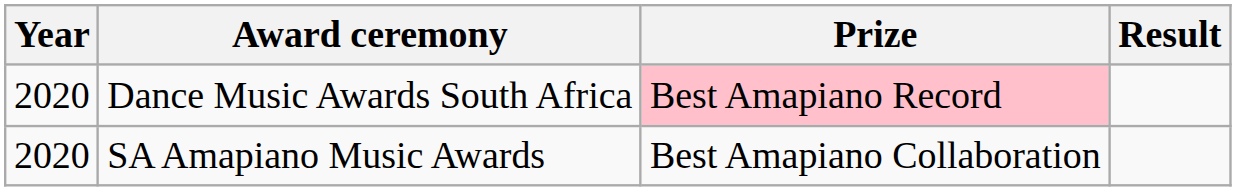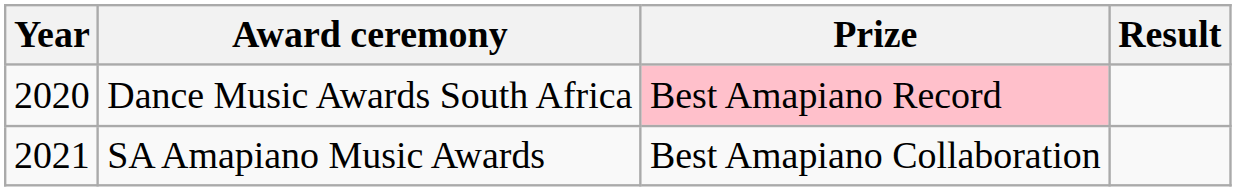(52, 154) 2020 -> (52, 154) 2021
